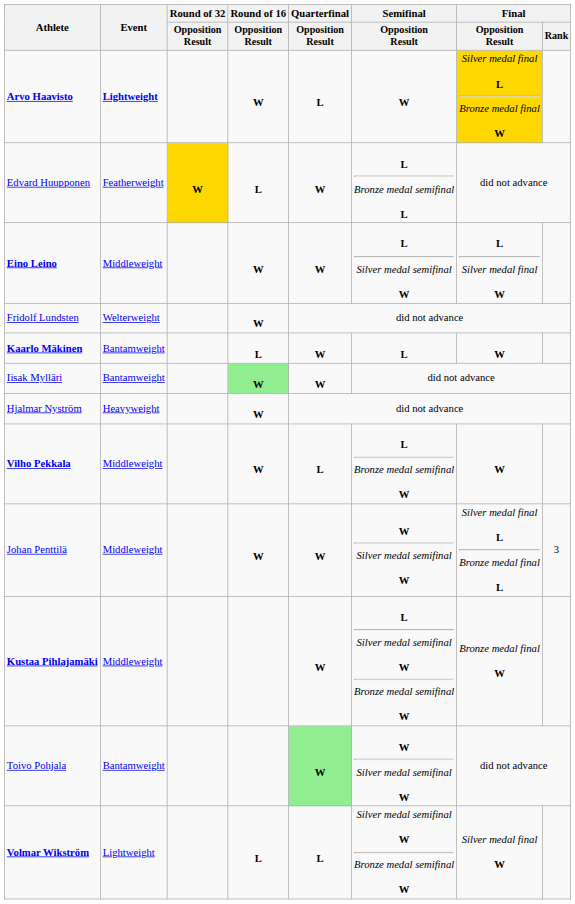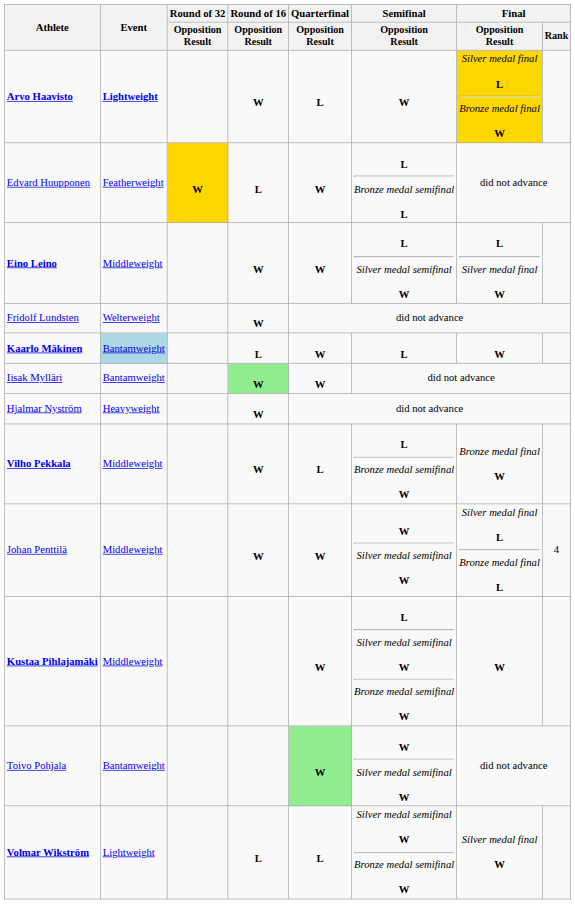(134, 348) no background -> (134, 348) lightblue background
(500, 470) W -> (500, 464) Bronze medal final W
(557, 550) 3 -> (557, 550) 4
(500, 661) Bronze medal final W -> (500, 668) W
